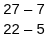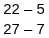rows swapped: (24, 8) <-> (24, 29)
